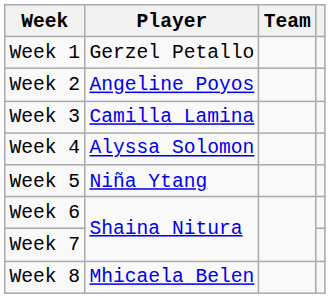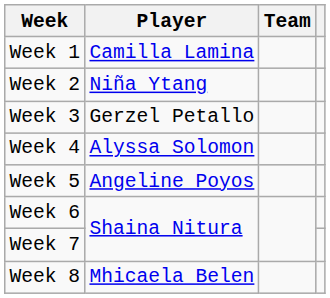(172, 53) Gerzel Petallo -> (172, 53) Camilla Lamina
(172, 85) Angeline Poyos -> (148, 85) Niña Ytang
(172, 117) Camilla Lamina -> (172, 117) Gerzel Petallo
(148, 181) Niña Ytang -> (172, 181) Angeline Poyos
